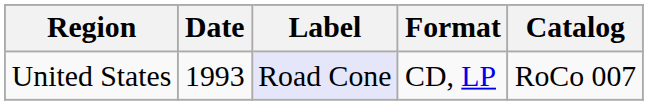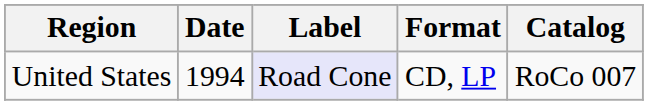(215, 75) 1993 -> (215, 75) 1994
